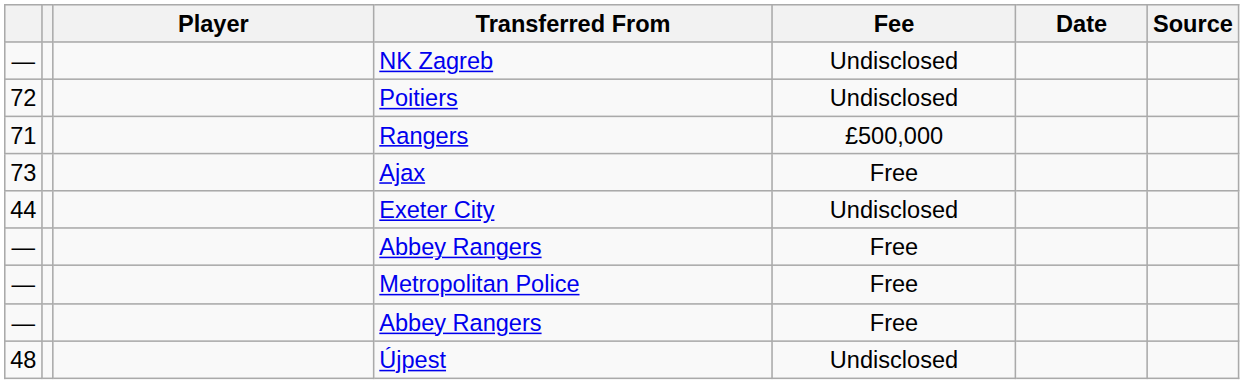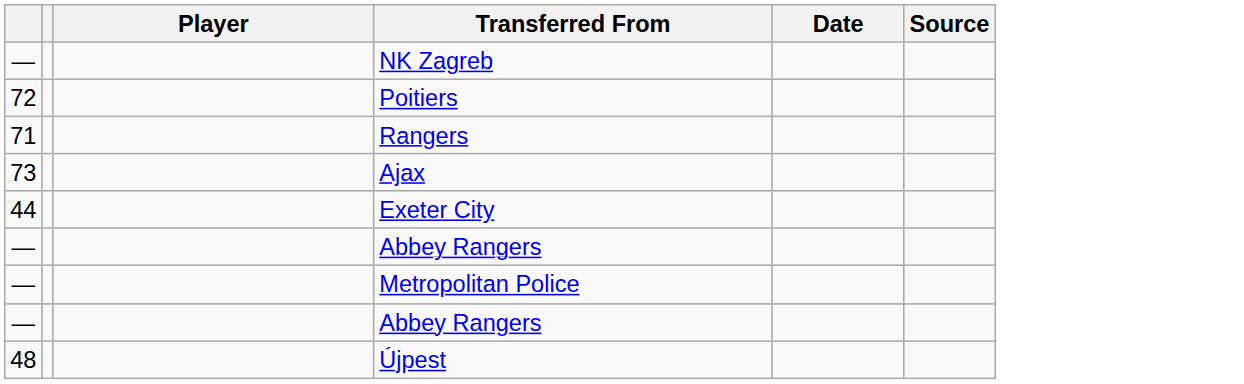- column: (894, 24)
